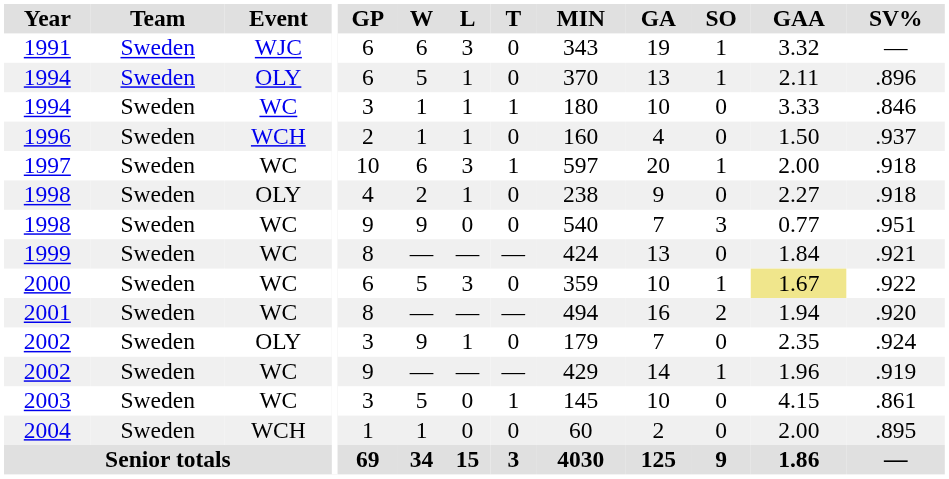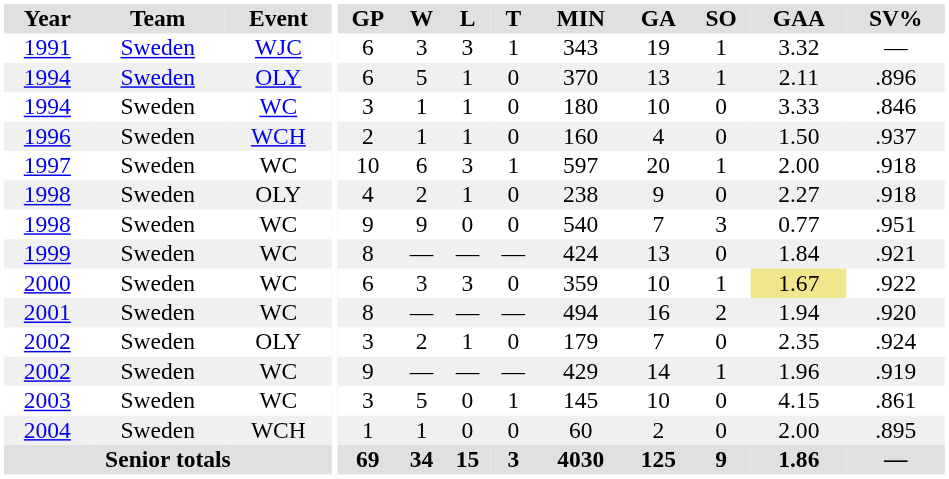(422, 47) 6 -> (422, 47) 3
(513, 47) 0 -> (513, 47) 1
(513, 106) 1 -> (513, 106) 0
(422, 283) 5 -> (422, 283) 3
(422, 341) 9 -> (422, 341) 2
